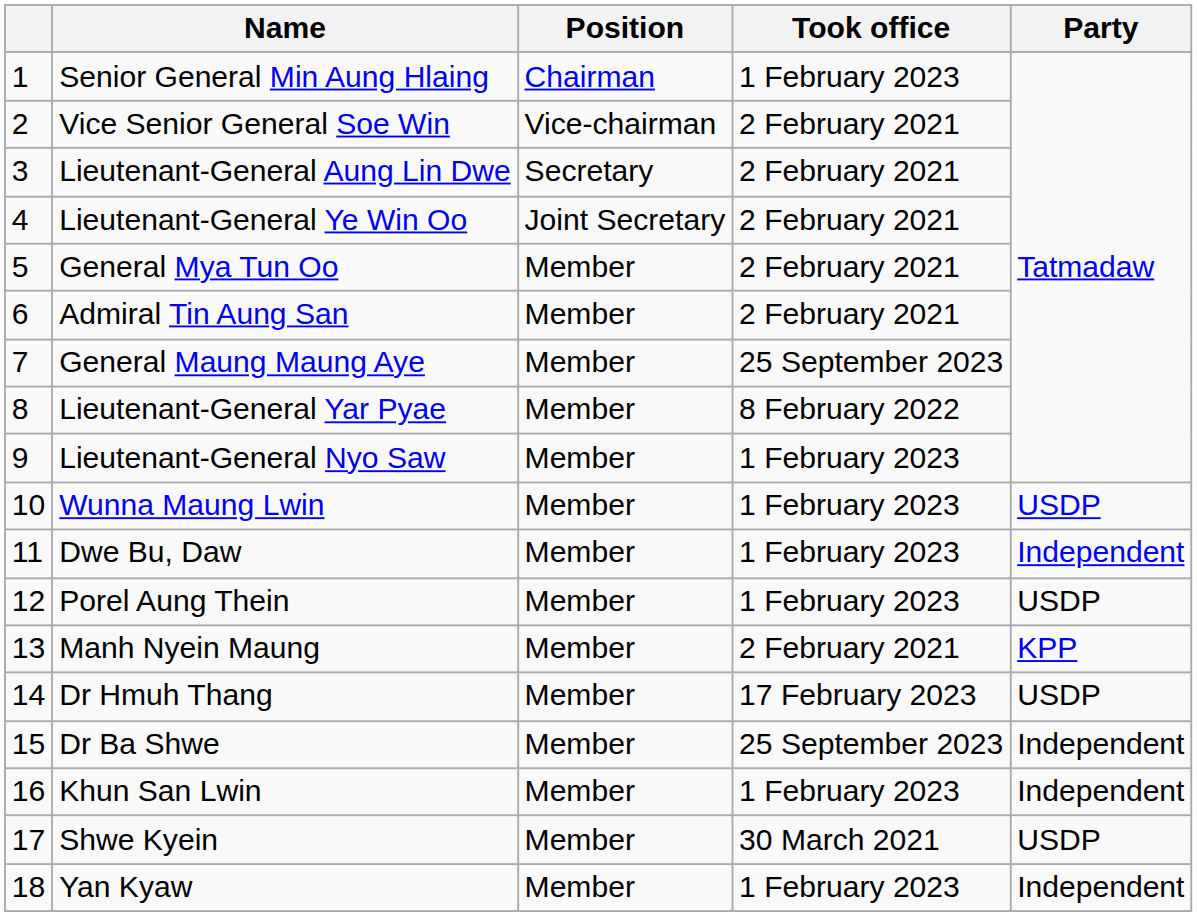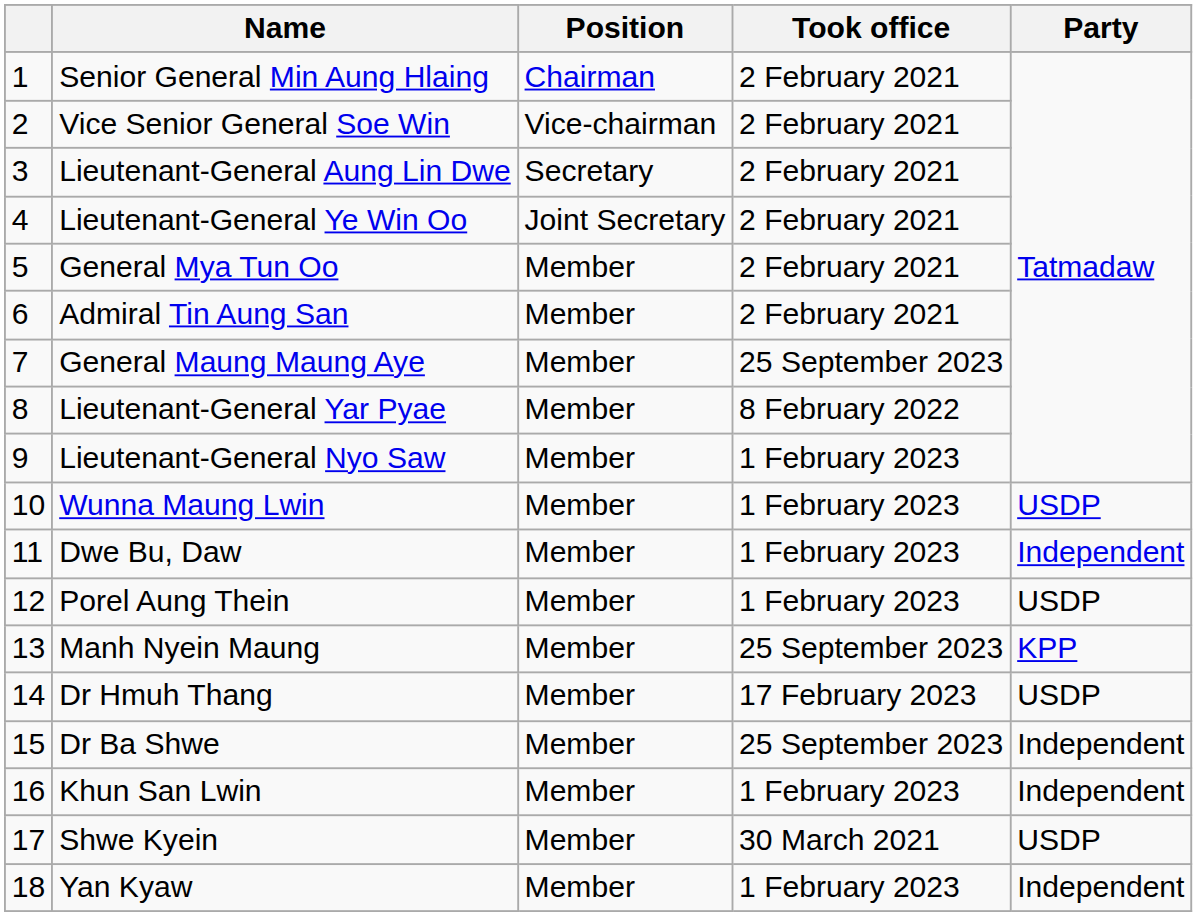(849, 76) 1 February 2023 -> (849, 76) 2 February 2021
(849, 648) 2 February 2021 -> (871, 648) 25 September 2023
